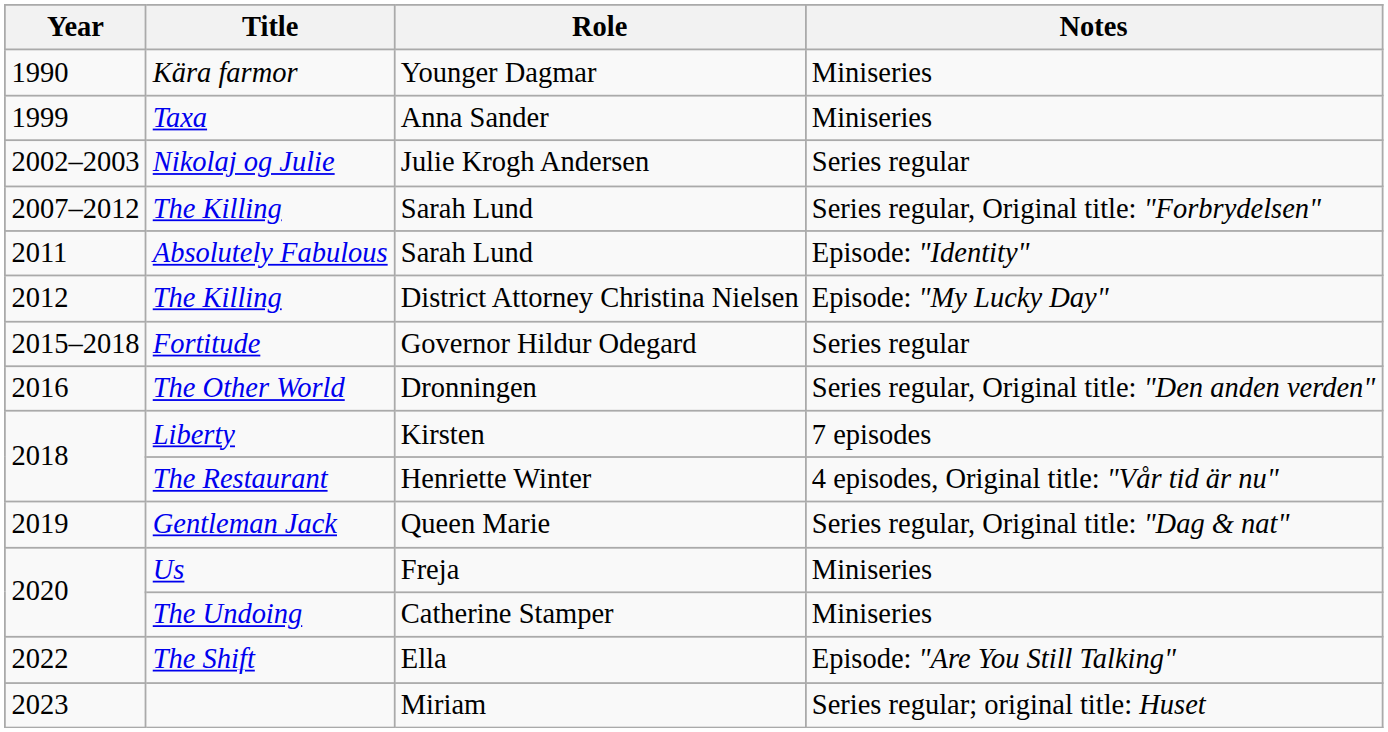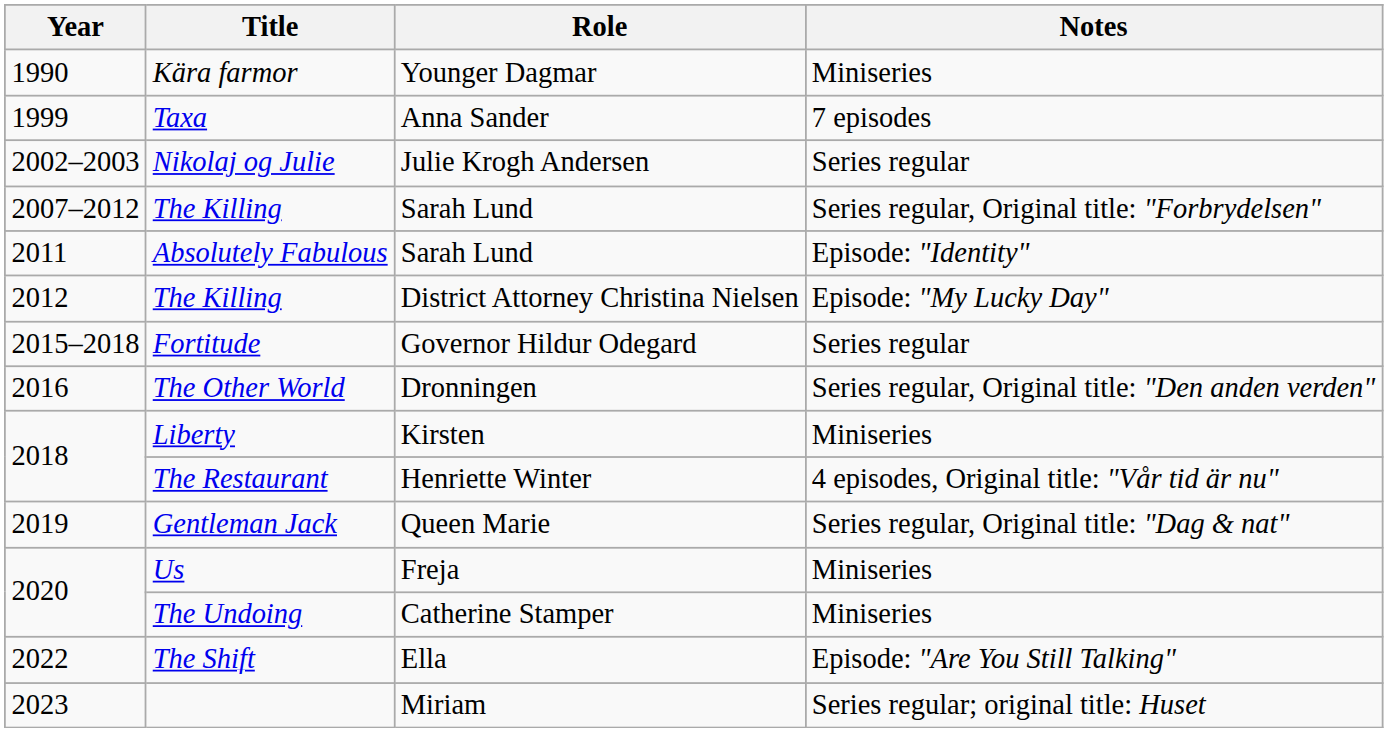(872, 117) Miniseries -> (872, 117) 7 episodes
(872, 433) 7 episodes -> (872, 433) Miniseries
